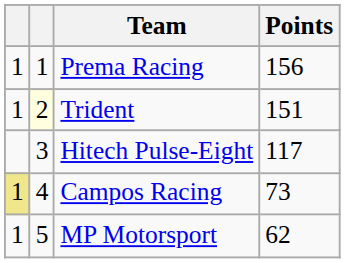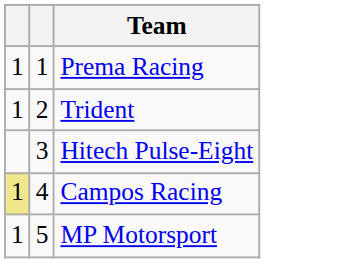- column: (299, 25)
(42, 108) lightyellow background -> (42, 108) no background
